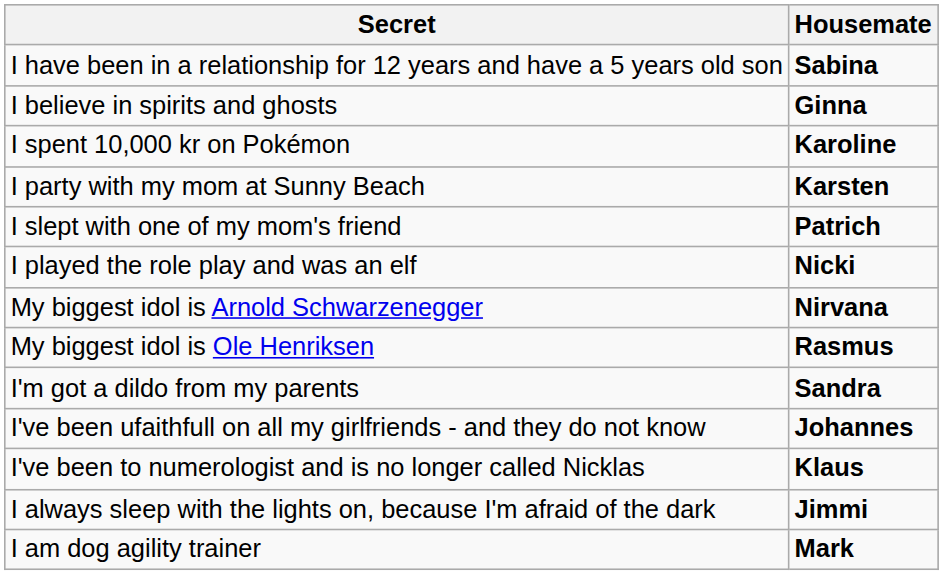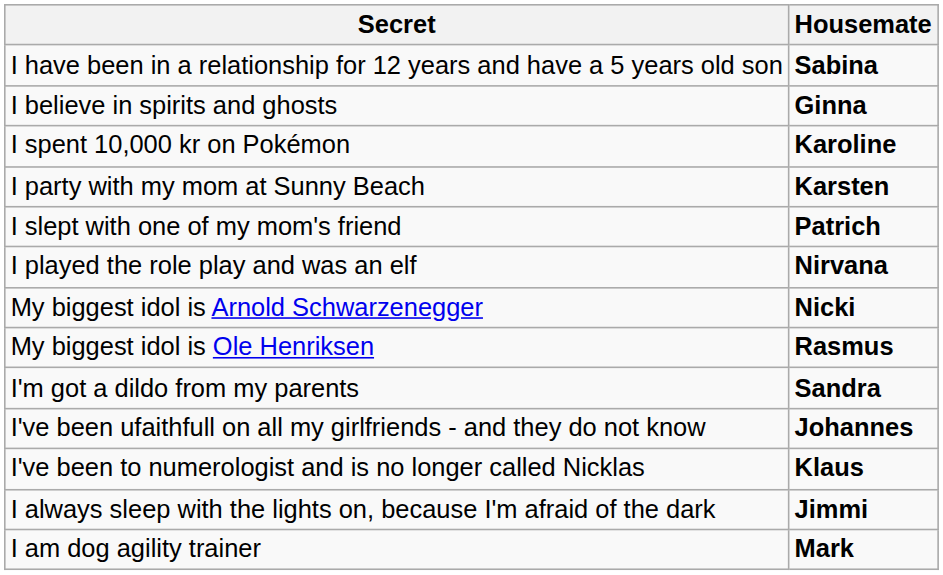(825, 266) Nicki -> (841, 266) Nirvana
(841, 307) Nirvana -> (825, 307) Nicki
